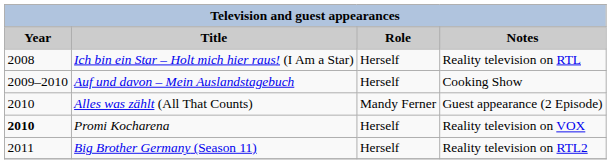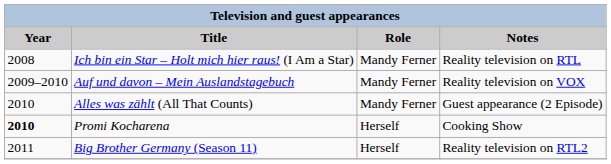(380, 60) Herself -> (398, 60) Mandy Ferner
(380, 82) Herself -> (398, 82) Mandy Ferner
(482, 82) Cooking Show -> (514, 82) Reality television on VOX
(514, 126) Reality television on VOX -> (482, 126) Cooking Show
